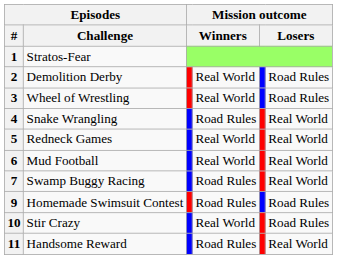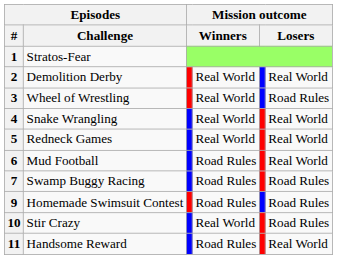(299, 77) Road Rules -> (298, 77) Real World
(226, 118) Road Rules -> (225, 118) Real World
(225, 160) Real World -> (226, 160) Road Rules
(298, 181) Real World -> (299, 181) Road Rules
